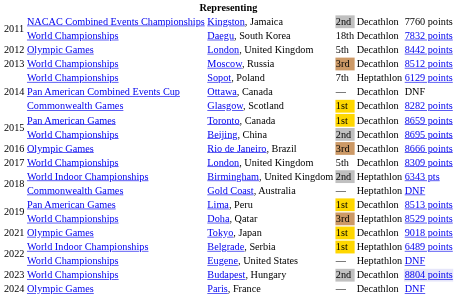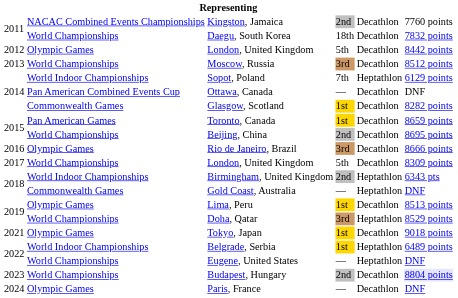(73, 78) World Championships -> (88, 78) World Indoor Championships
(71, 204) Pan American Games -> (60, 204) Olympic Games
